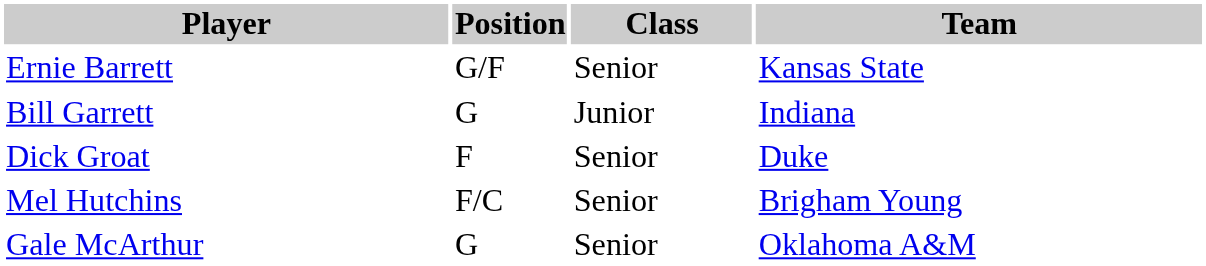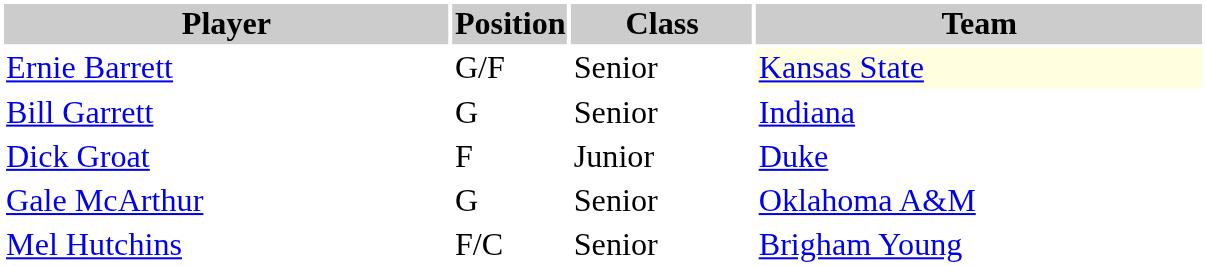(841, 67) no background -> (841, 67) lightyellow background
(614, 112) Junior -> (616, 112) Senior
(616, 156) Senior -> (614, 156) Junior
rows swapped: (94, 200) <-> (105, 244)
